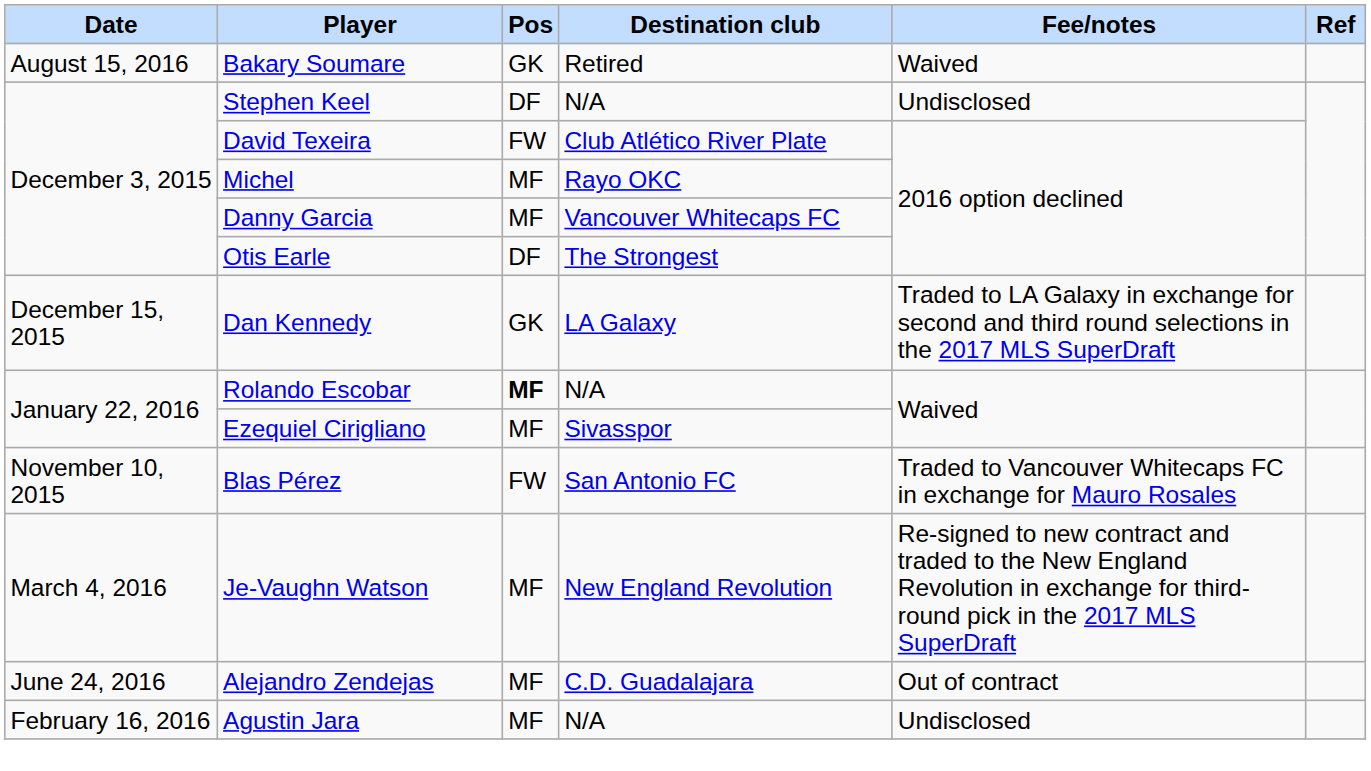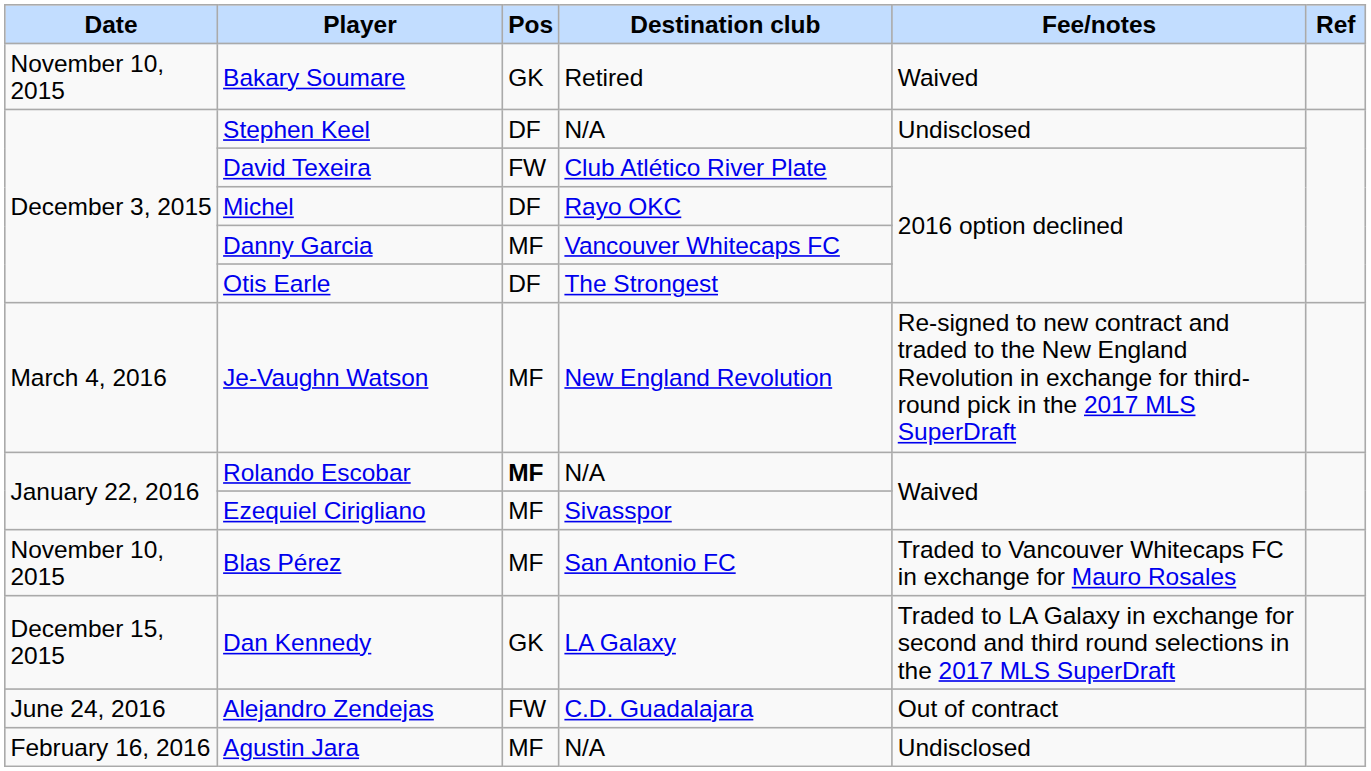(100, 63) August 15, 2016 -> (87, 77) November 10, 2015
(526, 179) MF -> (524, 207) DF
rows swapped: (297, 323) <-> (326, 587)
(527, 480) FW -> (526, 562) MF
(526, 681) MF -> (527, 708) FW
